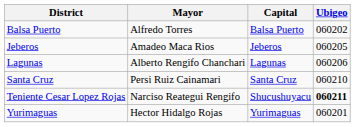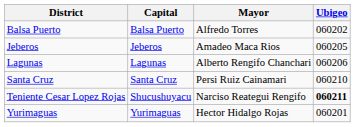columns swapped: (188, 12) <-> (281, 12)
